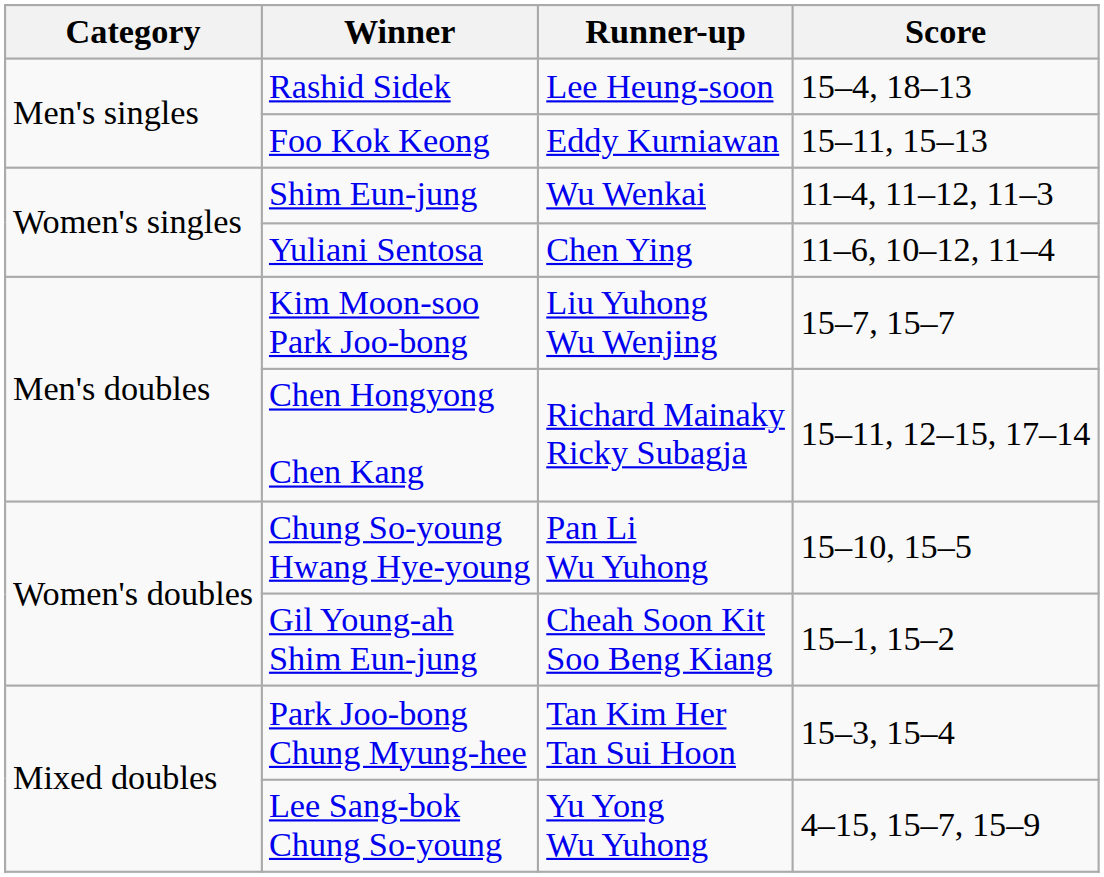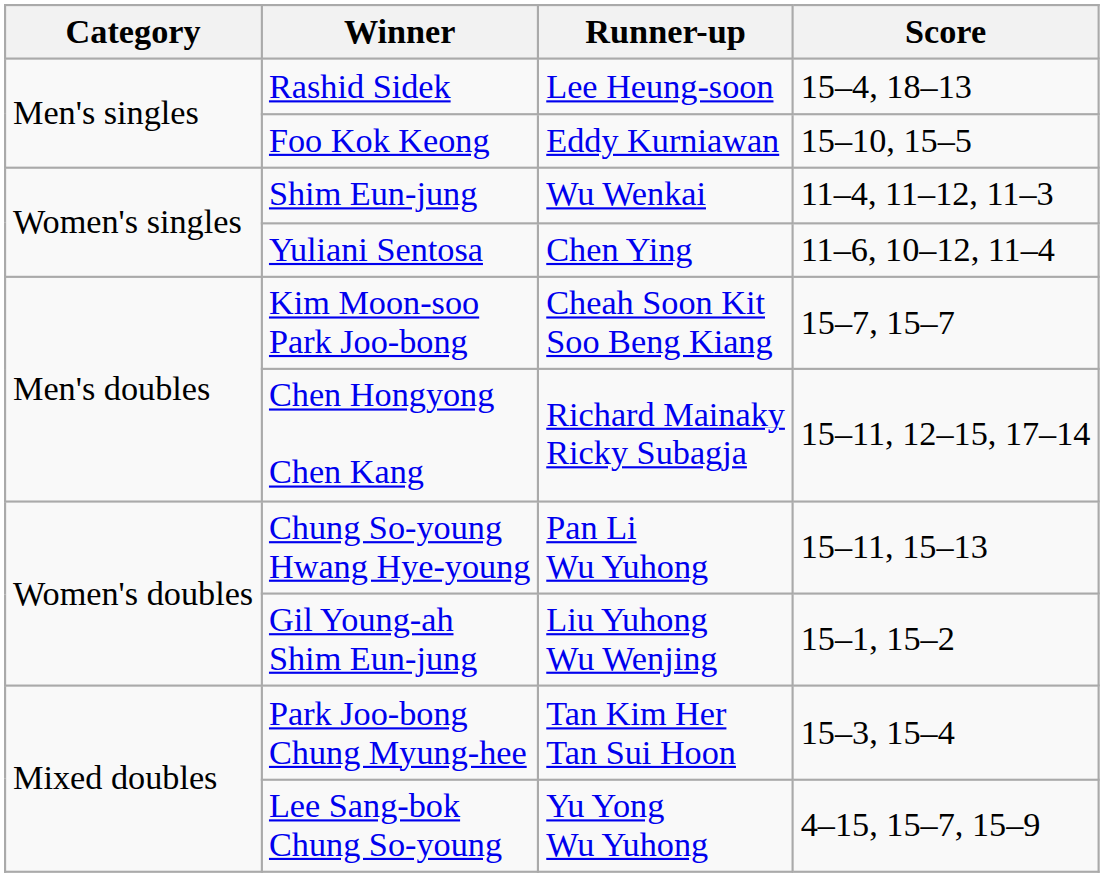(894, 140) 15–11, 15–13 -> (886, 140) 15–10, 15–5
(632, 322) Liu Yuhong Wu Wenjing -> (659, 322) Cheah Soon Kit Soo Beng Kiang
(886, 546) 15–10, 15–5 -> (894, 546) 15–11, 15–13
(659, 639) Cheah Soon Kit Soo Beng Kiang -> (632, 639) Liu Yuhong Wu Wenjing
